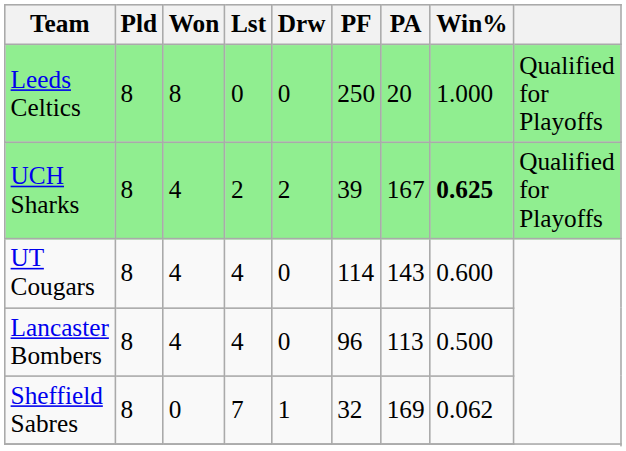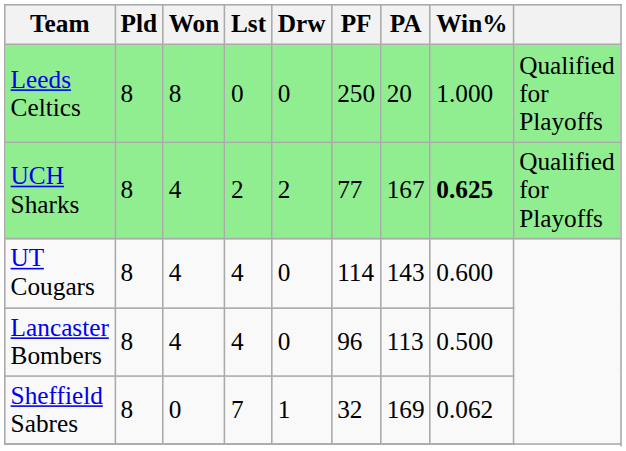(350, 190) 39 -> (350, 190) 77
